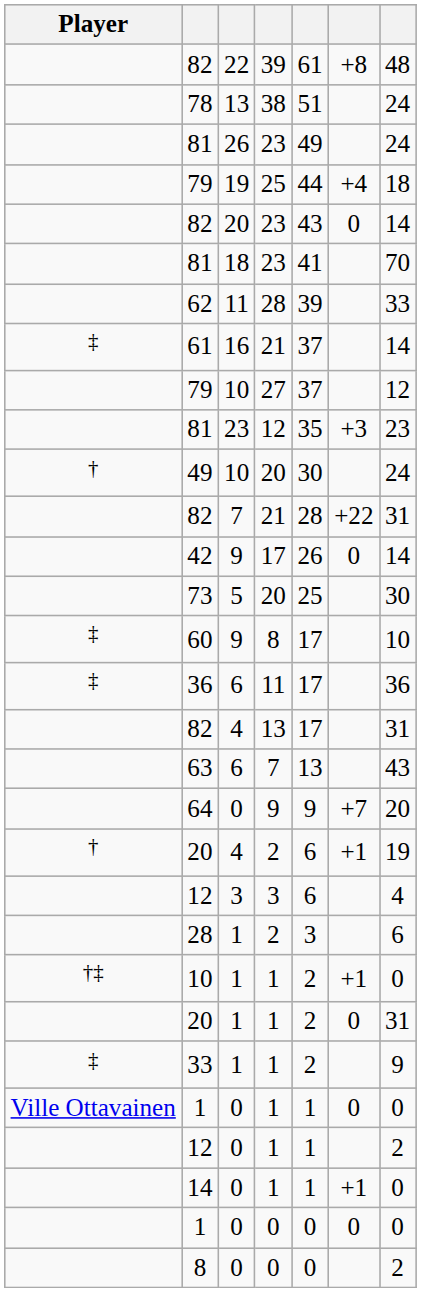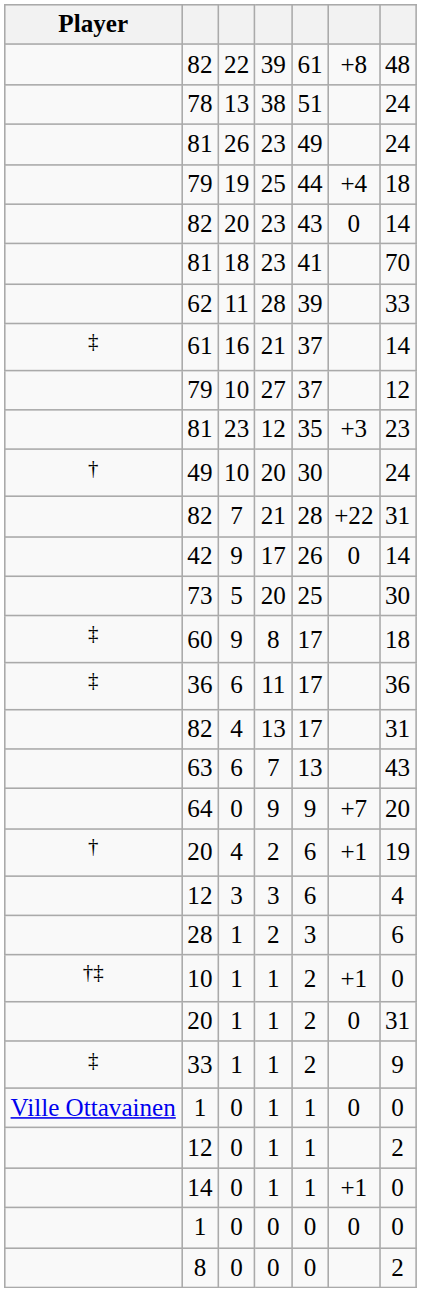(398, 638) 10 -> (398, 638) 18
